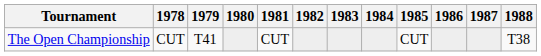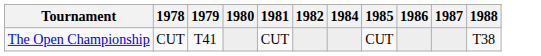- column: (345, 16)
